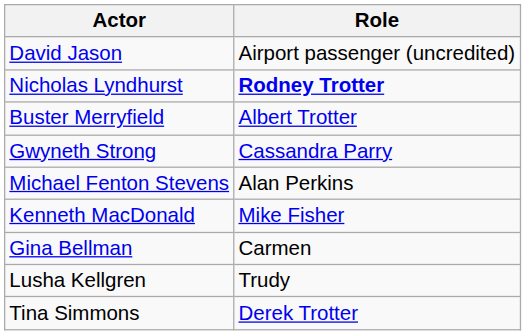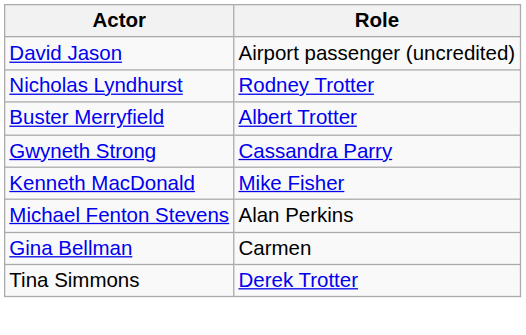(311, 85) bold -> (306, 85) normal
rows swapped: (102, 215) <-> (119, 183)
- row: (78, 280)
